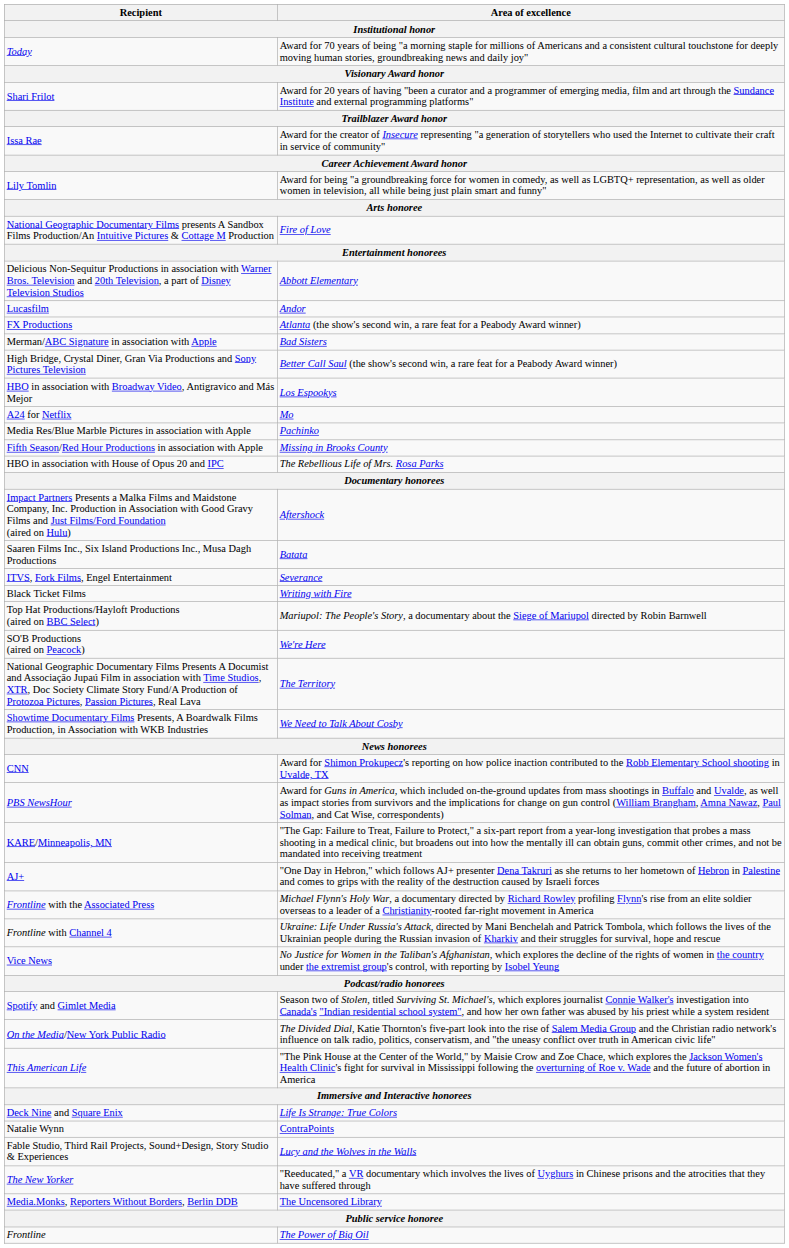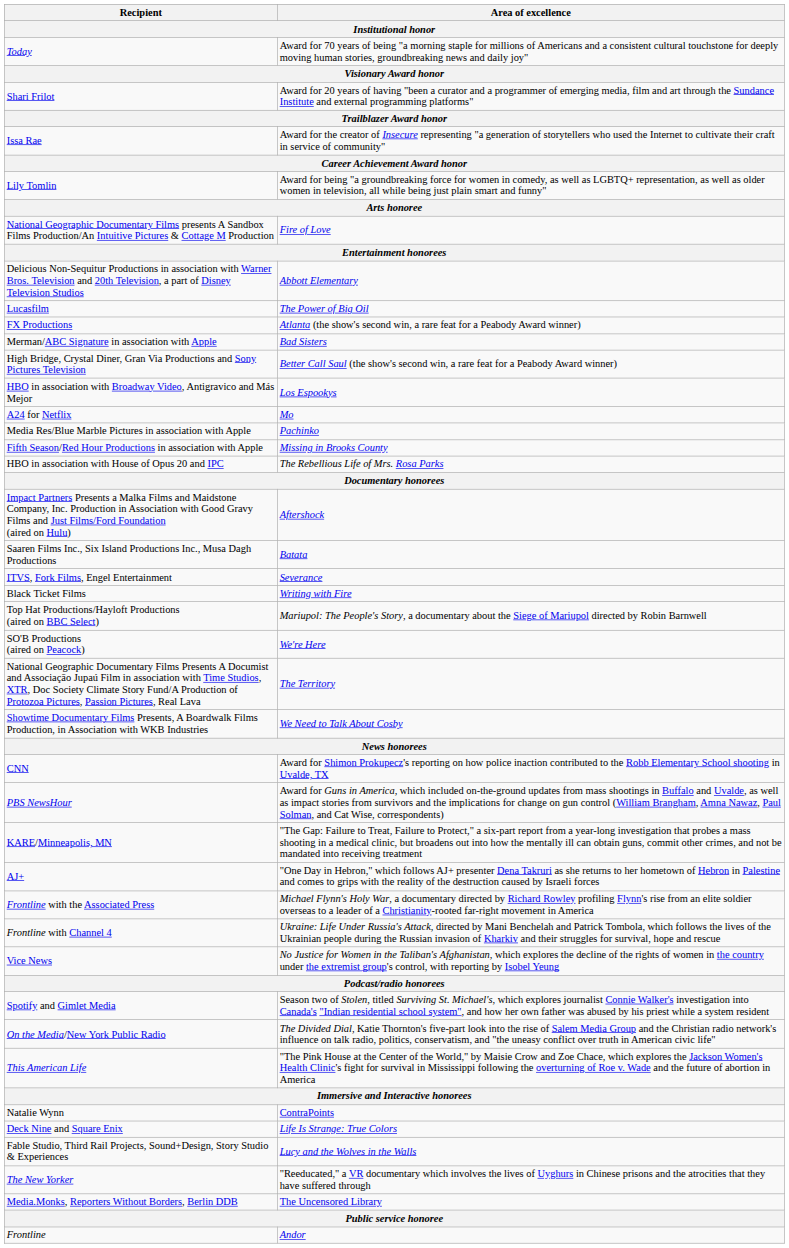(293, 309) Andor -> (324, 309) The Power of Big Oil
rows swapped: (35, 1129) <-> (65, 1112)
(324, 1235) The Power of Big Oil -> (293, 1235) Andor
